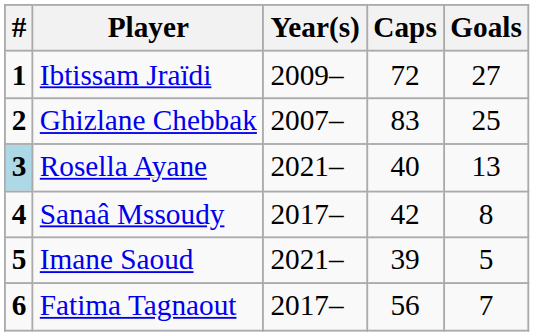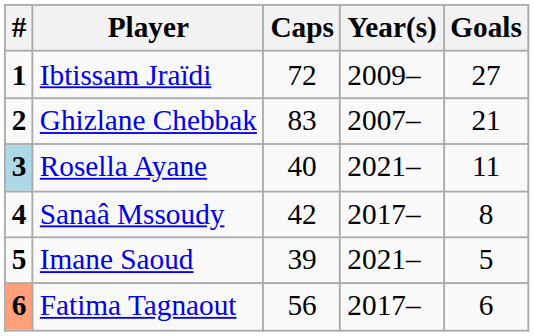columns swapped: (315, 27) <-> (405, 27)
(486, 120) 25 -> (486, 120) 21
(486, 167) 13 -> (486, 167) 11
(19, 306) no background -> (19, 306) lightsalmon background
(486, 306) 7 -> (486, 306) 6
